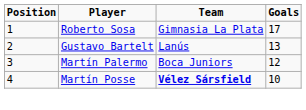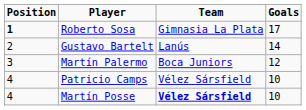(10, 30) normal -> (10, 30) bold
(274, 46) 13 -> (274, 46) 14
+ row: (104, 80)
